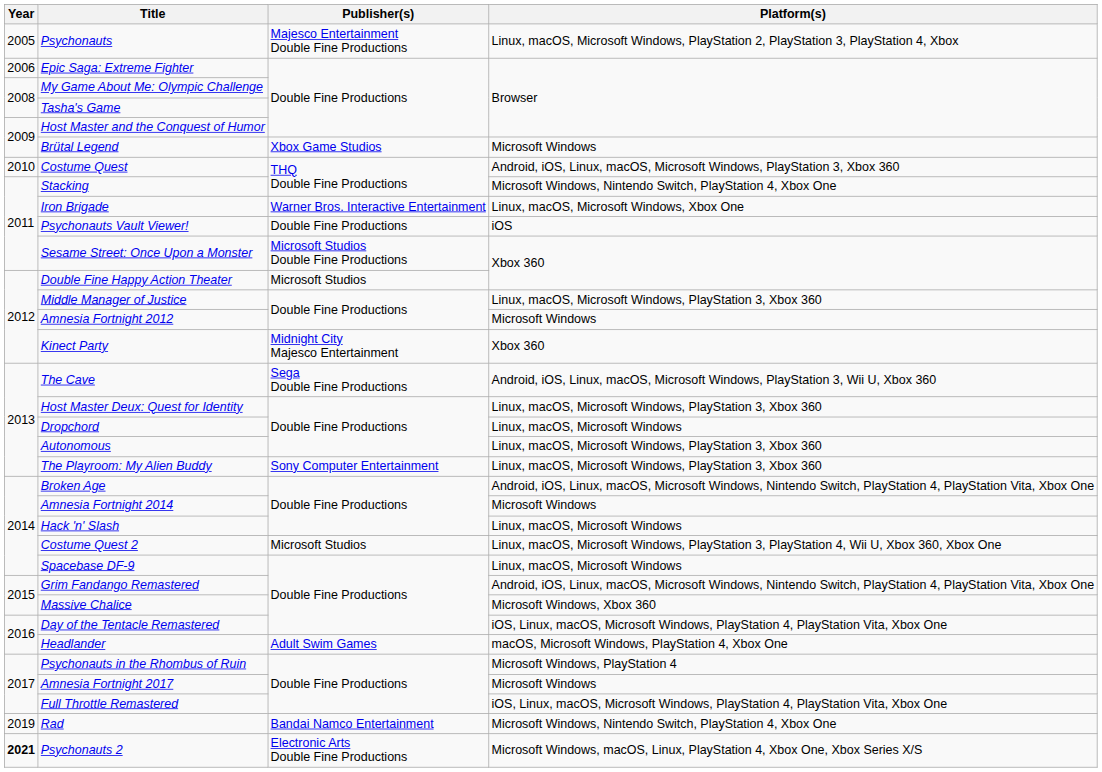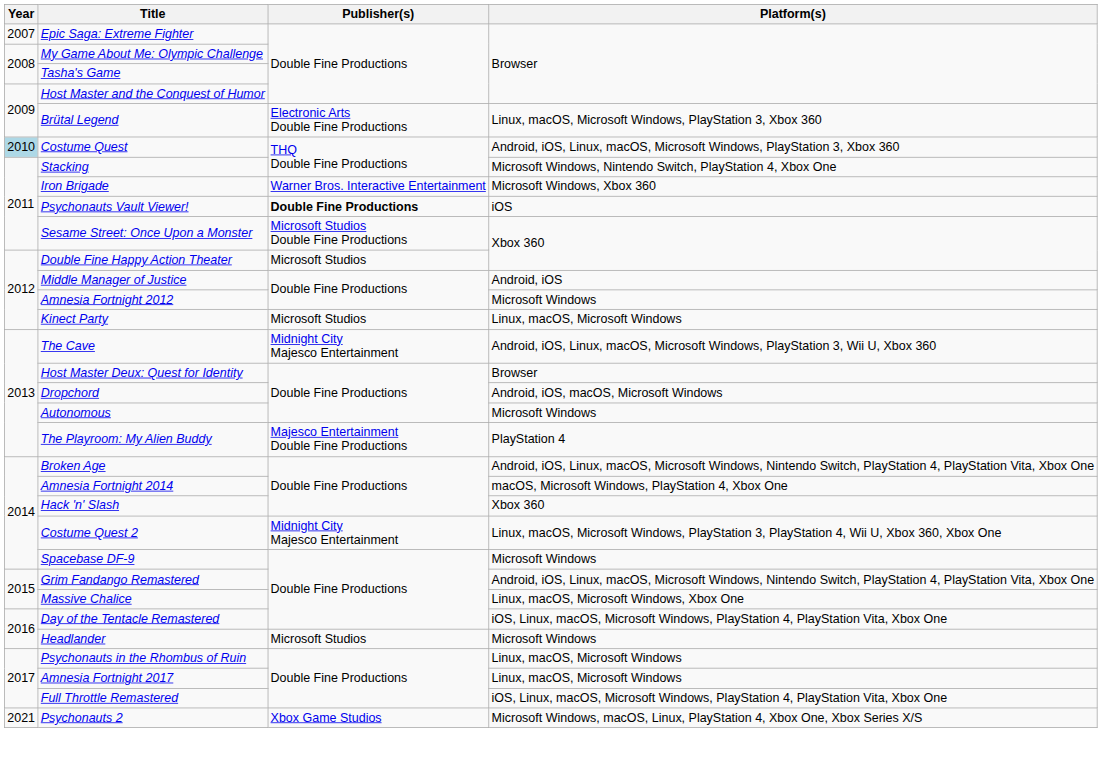- row: (77, 41)
(21, 68) 2006 -> (21, 34) 2007
(326, 147) Xbox Game Studios -> (339, 120) Electronic Arts Double Fine Productions
(544, 147) Microsoft Windows -> (657, 120) Linux, macOS, Microsoft Windows, PlayStation 3, Xbox 360
(21, 166) no background -> (21, 147) lightblue background
(618, 206) Linux, macOS, Microsoft Windows, Xbox One -> (574, 186) Microsoft Windows, Xbox 360
(339, 226) normal -> (344, 206) bold
(657, 299) Linux, macOS, Microsoft Windows, PlayStation 3, Xbox 360 -> (527, 279) Android, iOS
(334, 346) Midnight City Majesco Entertainment -> (318, 319) Microsoft Studios
(518, 346) Xbox 360 -> (587, 319) Linux, macOS, Microsoft Windows
(339, 380) Sega Double Fine Productions -> (334, 346) Midnight City Majesco Entertainment
(657, 407) Linux, macOS, Microsoft Windows, PlayStation 3, Xbox 360 -> (514, 373) Browser
(587, 426) Linux, macOS, Microsoft Windows -> (607, 392) Android, iOS, macOS, Microsoft Windows
(657, 446) Linux, macOS, Microsoft Windows, PlayStation 3, Xbox 360 -> (544, 412) Microsoft Windows
(355, 466) Sony Computer Entertainment -> (339, 439) Majesco Entertainment Double Fine Productions
(657, 466) Linux, macOS, Microsoft Windows, PlayStation 3, Xbox 360 -> (528, 439) PlayStation 4
(544, 505) Microsoft Windows -> (640, 486) macOS, Microsoft Windows, PlayStation 4, Xbox One
(587, 525) Linux, macOS, Microsoft Windows -> (518, 505) Xbox 360
(318, 545) Microsoft Studios -> (334, 532) Midnight City Majesco Entertainment
(587, 565) Linux, macOS, Microsoft Windows -> (544, 559) Microsoft Windows
(574, 604) Microsoft Windows, Xbox 360 -> (618, 599) Linux, macOS, Microsoft Windows, Xbox One
(324, 644) Adult Swim Games -> (318, 638) Microsoft Studios
(640, 644) macOS, Microsoft Windows, PlayStation 4, Xbox One -> (544, 638) Microsoft Windows
(584, 664) Microsoft Windows, PlayStation 4 -> (587, 658) Linux, macOS, Microsoft Windows
(544, 684) Microsoft Windows -> (587, 678) Linux, macOS, Microsoft Windows
- row: (52, 723)
(21, 750) bold -> (21, 717) normal
(339, 750) Electronic Arts Double Fine Productions -> (326, 717) Xbox Game Studios
